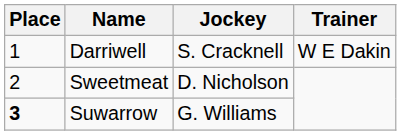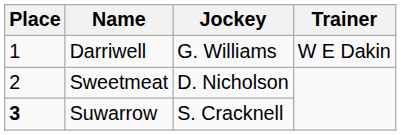(230, 51) S. Cracknell -> (227, 51) G. Williams
(227, 113) G. Williams -> (230, 113) S. Cracknell
